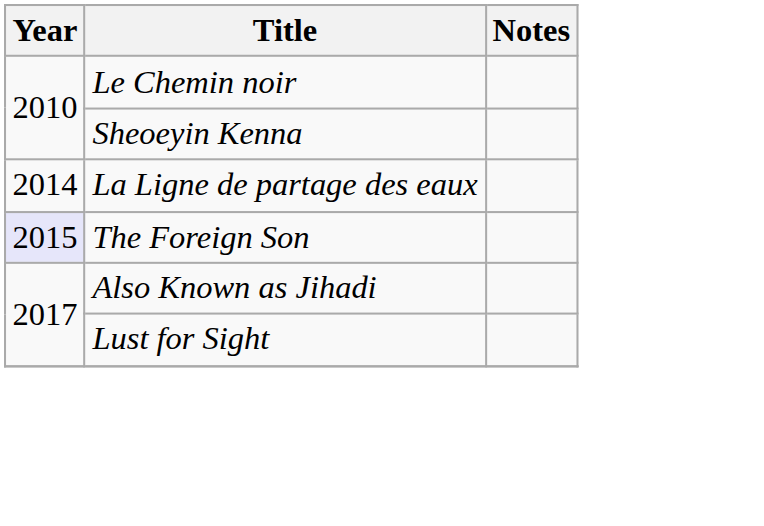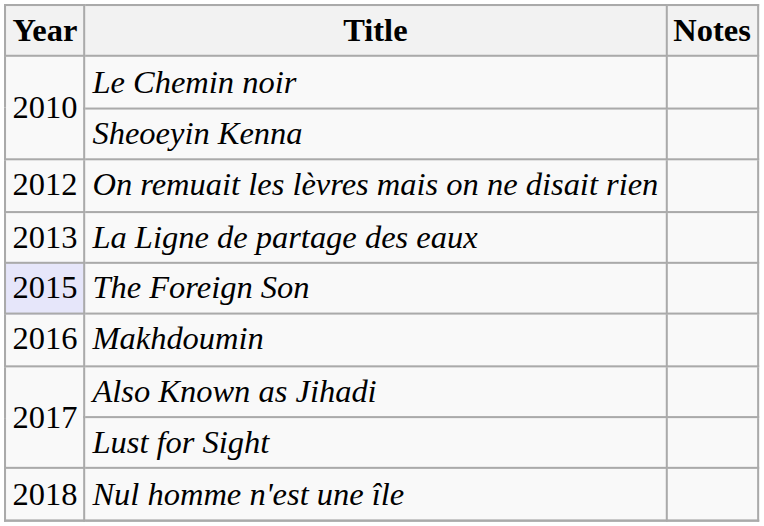+ row: (375, 184)
(45, 184) 2014 -> (45, 236) 2013
+ row: (178, 339)
+ row: (248, 493)
